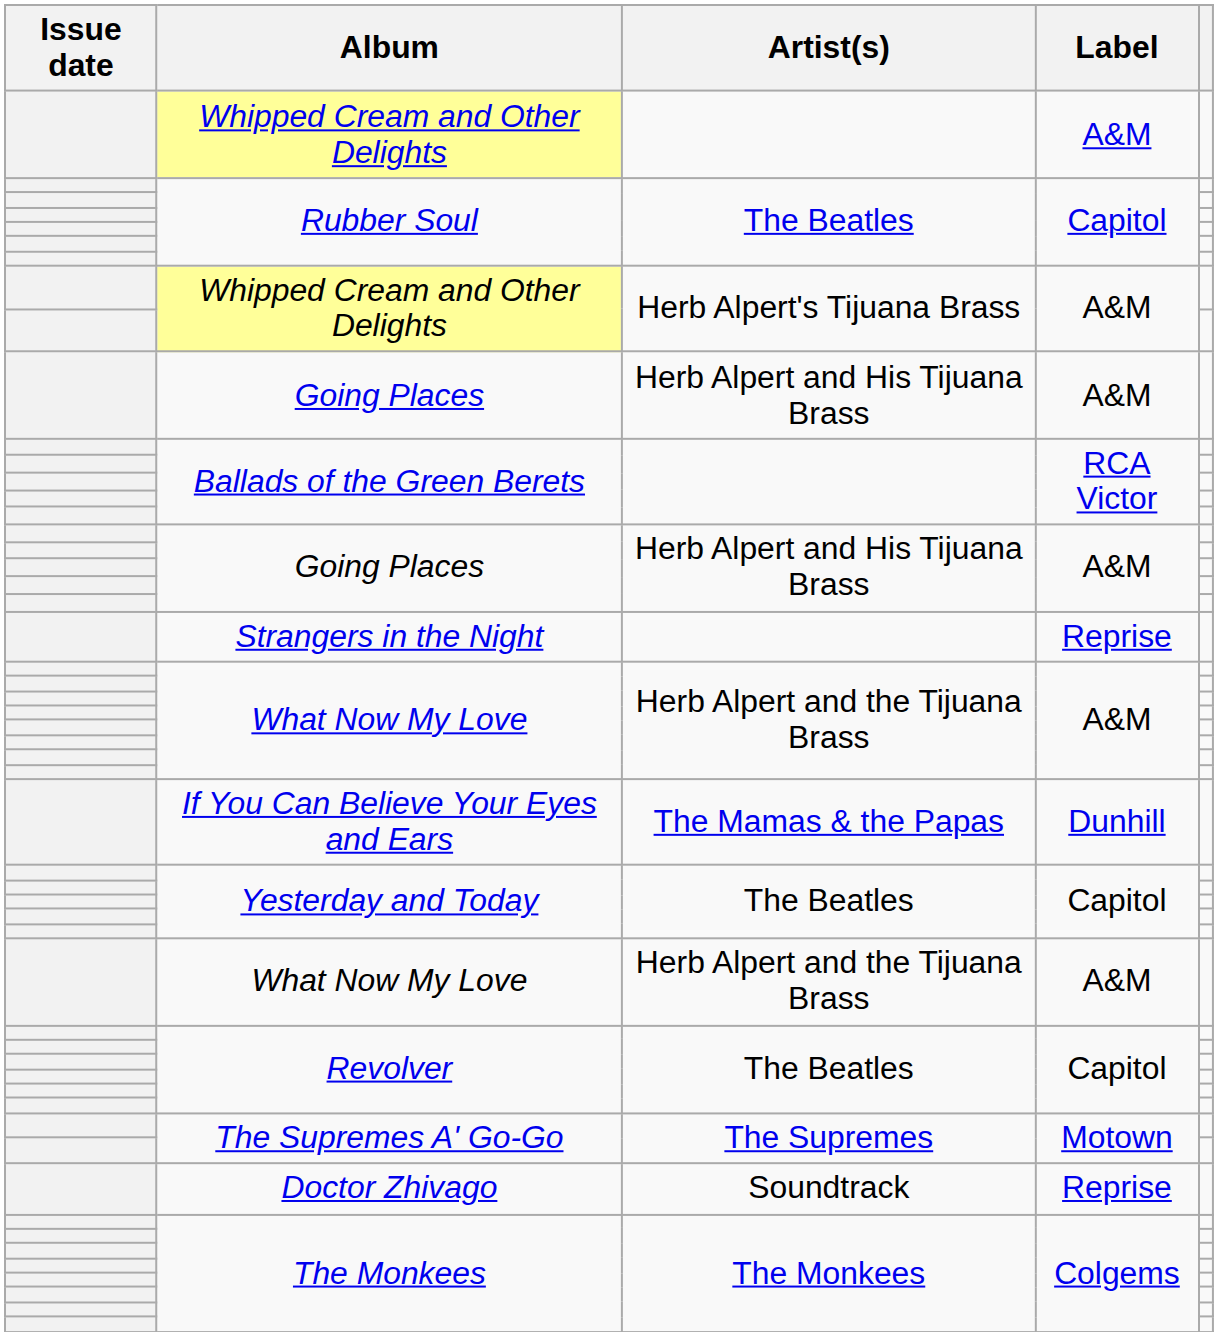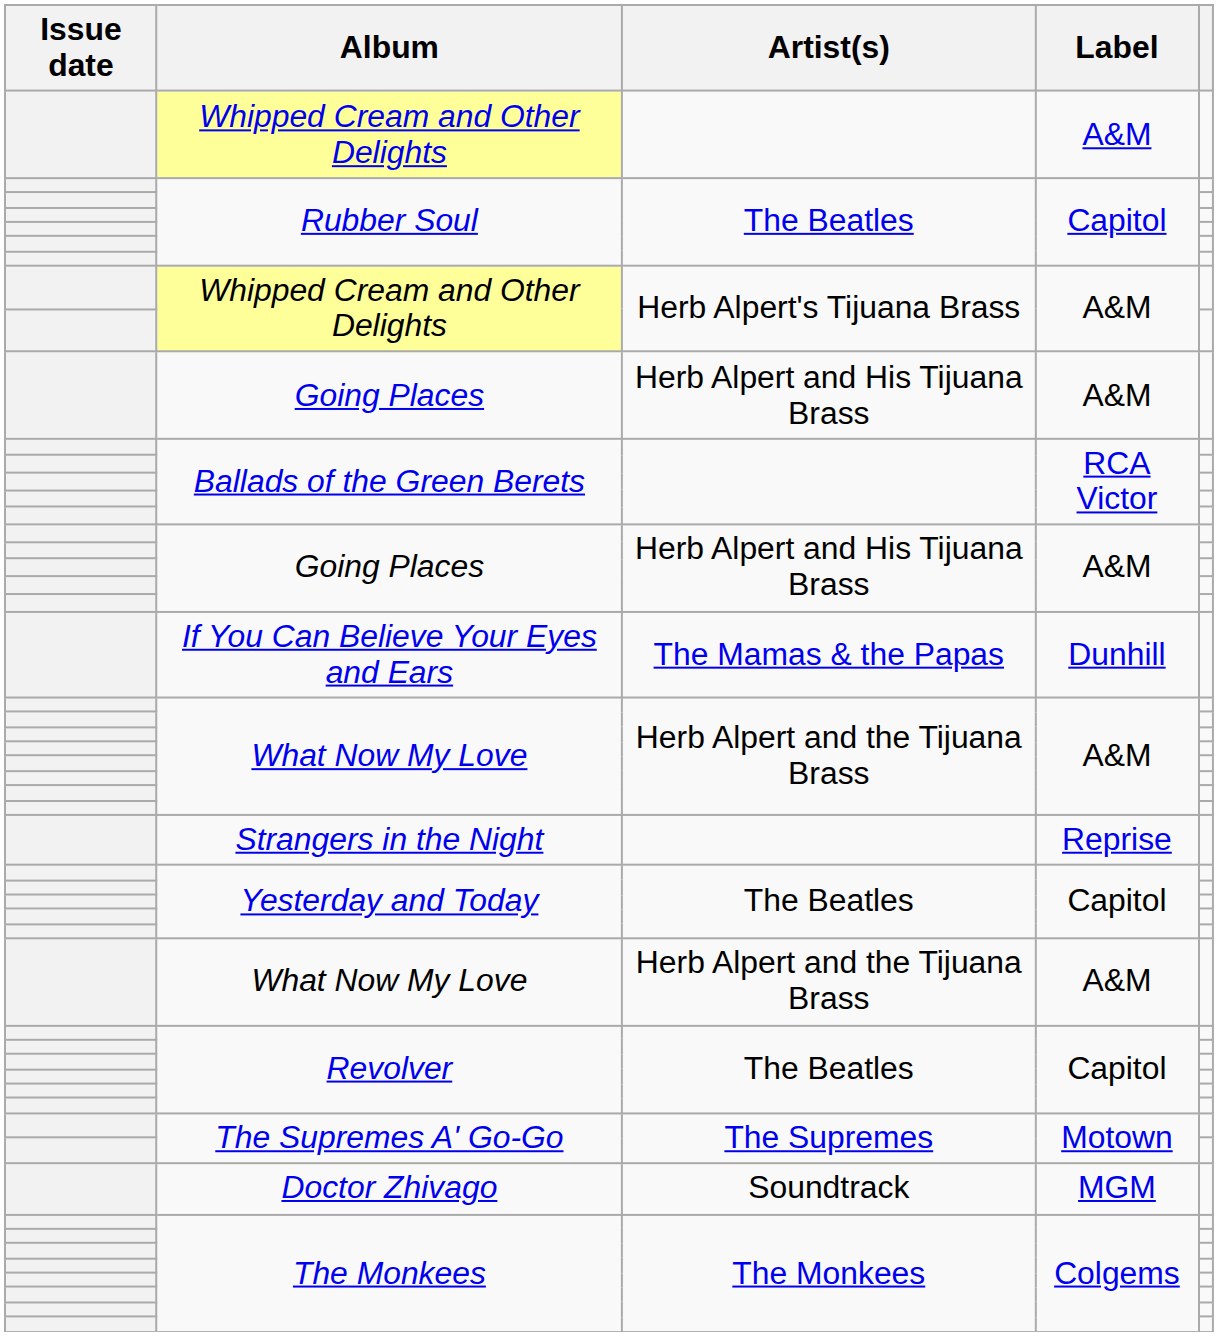rows swapped: (389, 821) <-> (389, 635)
(1117, 1188) Reprise -> (1117, 1188) MGM
